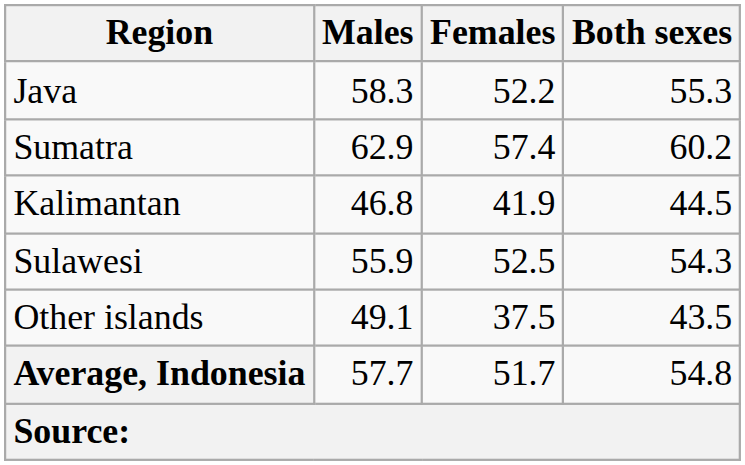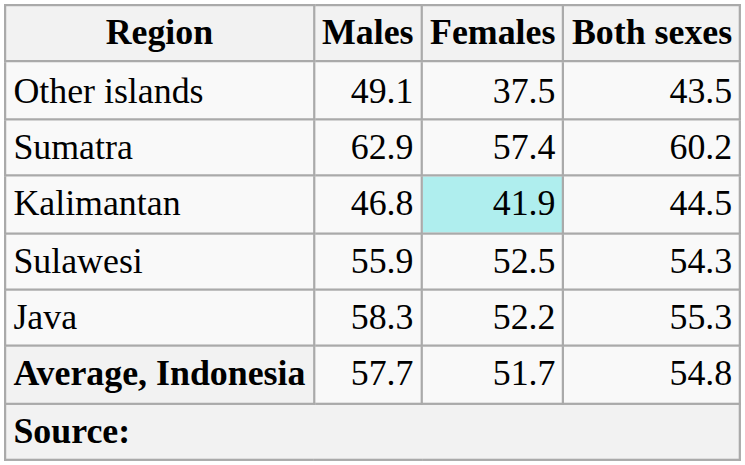rows swapped: (45, 89) <-> (108, 317)
(524, 203) no background -> (524, 203) paleturquoise background
